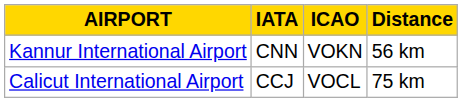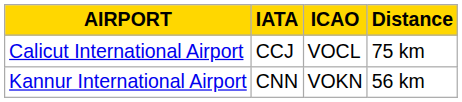rows swapped: (128, 50) <-> (126, 81)
